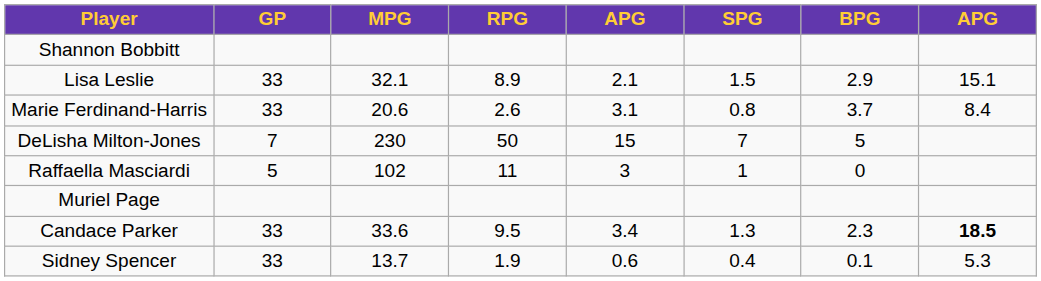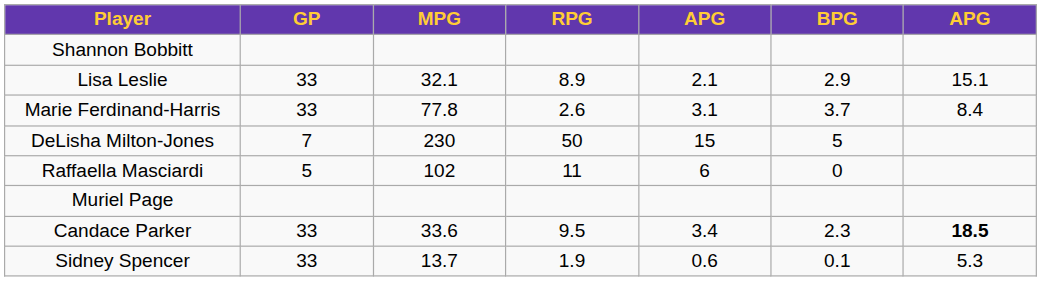- column: (742, 19)
(390, 110) 20.6 -> (439, 110) 77.8
(625, 170) 3 -> (705, 170) 6
